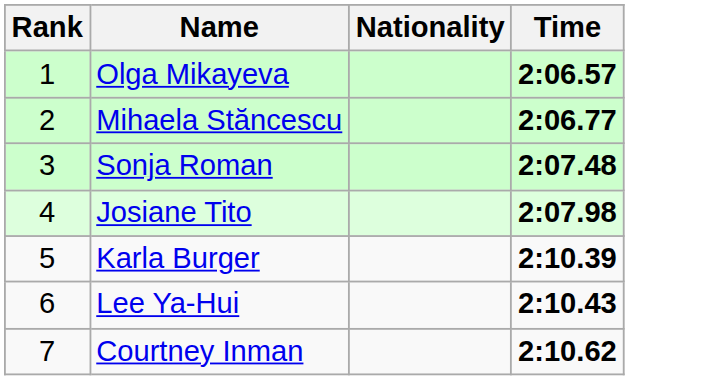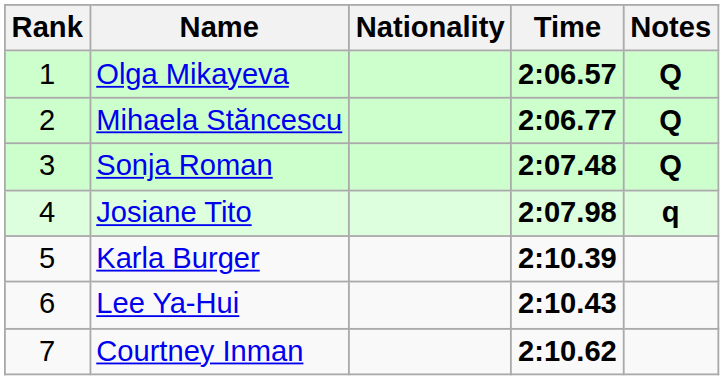+ column: (671, 27)
